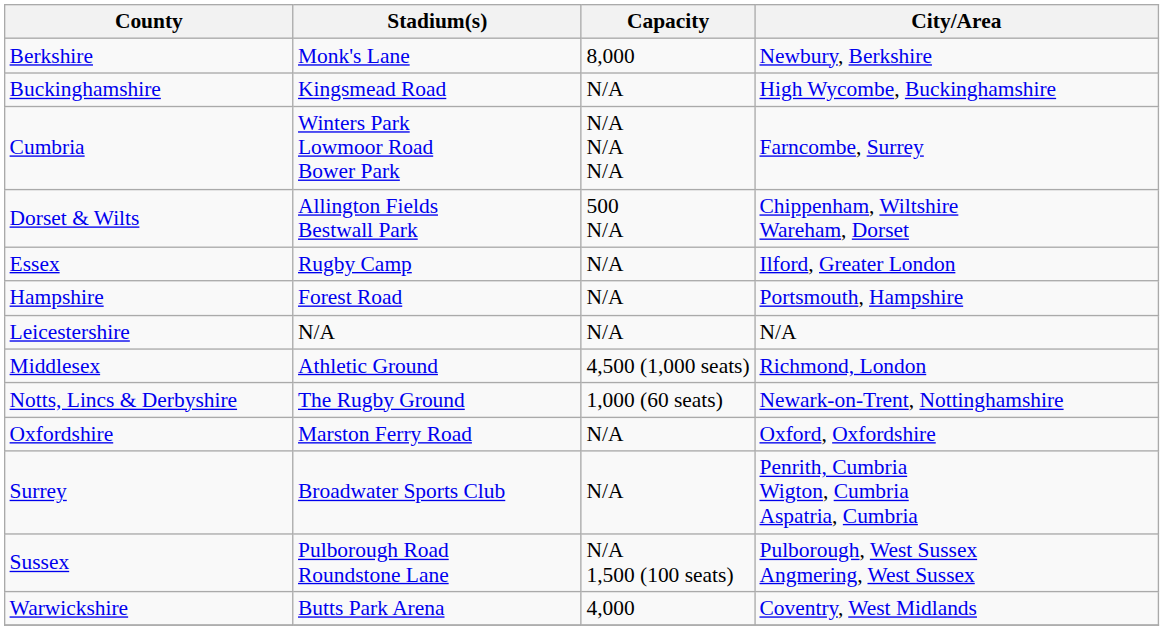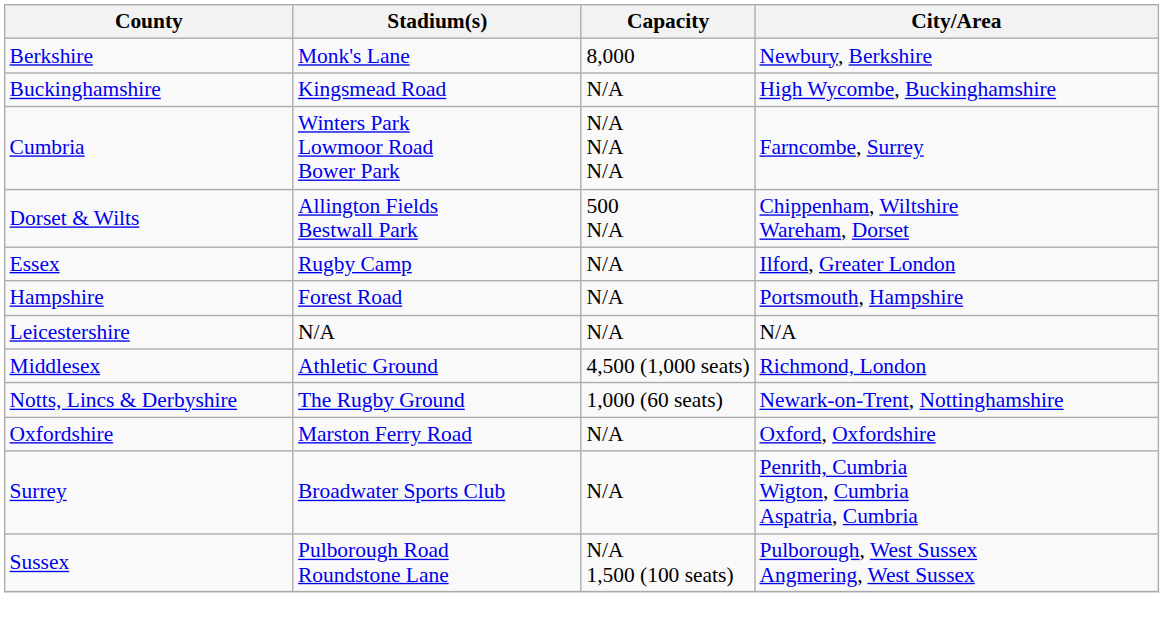- row: (69, 608)
